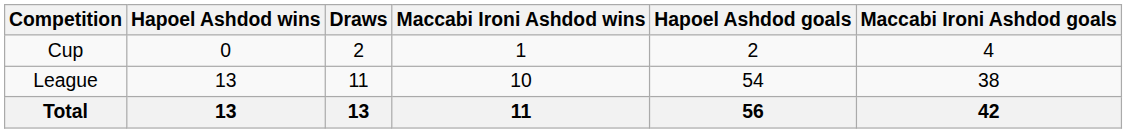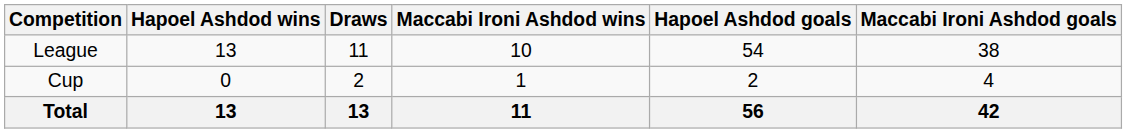rows swapped: (66, 81) <-> (66, 50)
